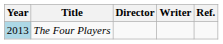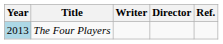columns swapped: (135, 13) <-> (175, 13)
